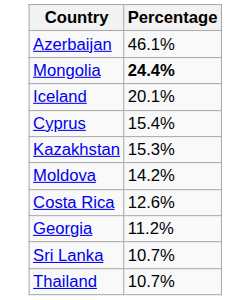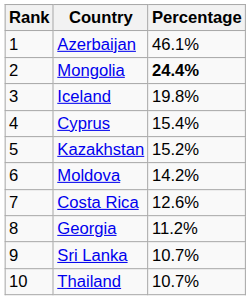+ column: (29, 17)
(151, 96) 20.1% -> (176, 96) 19.8%
(151, 149) 15.3% -> (176, 149) 15.2%
